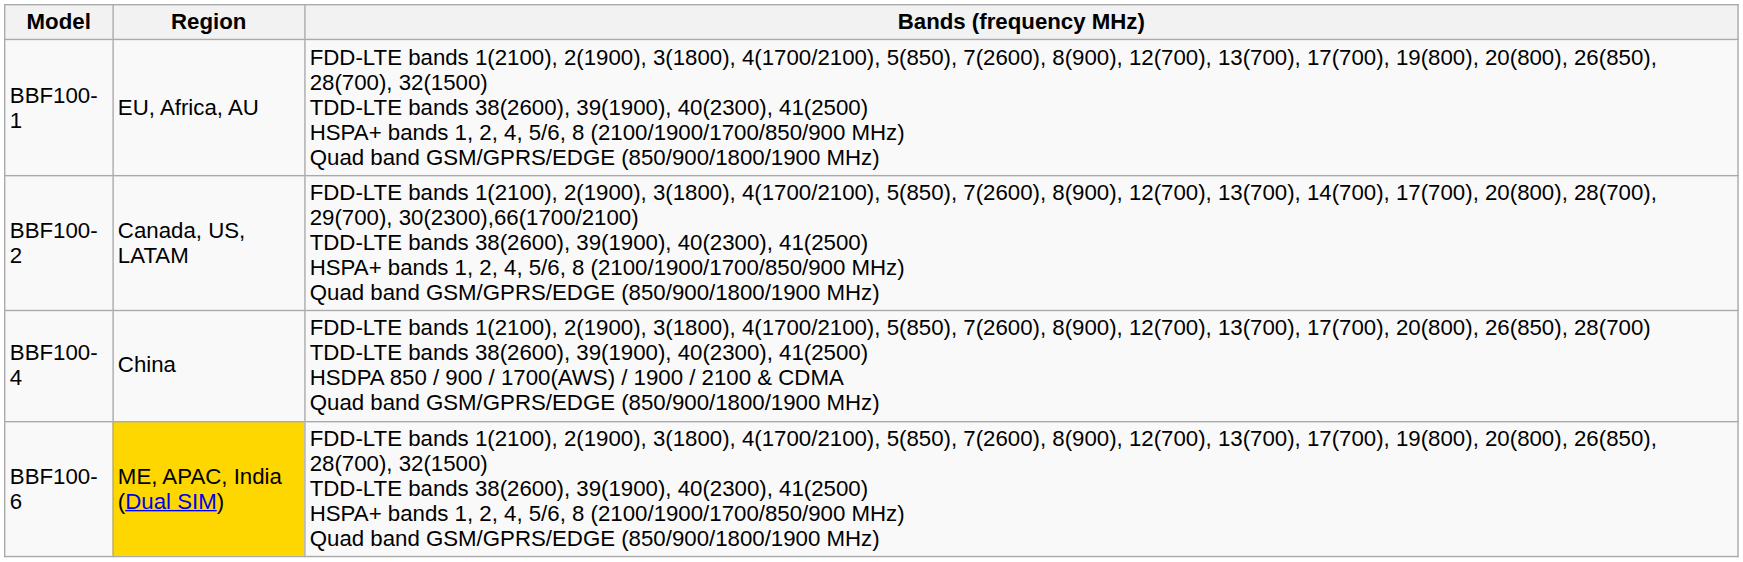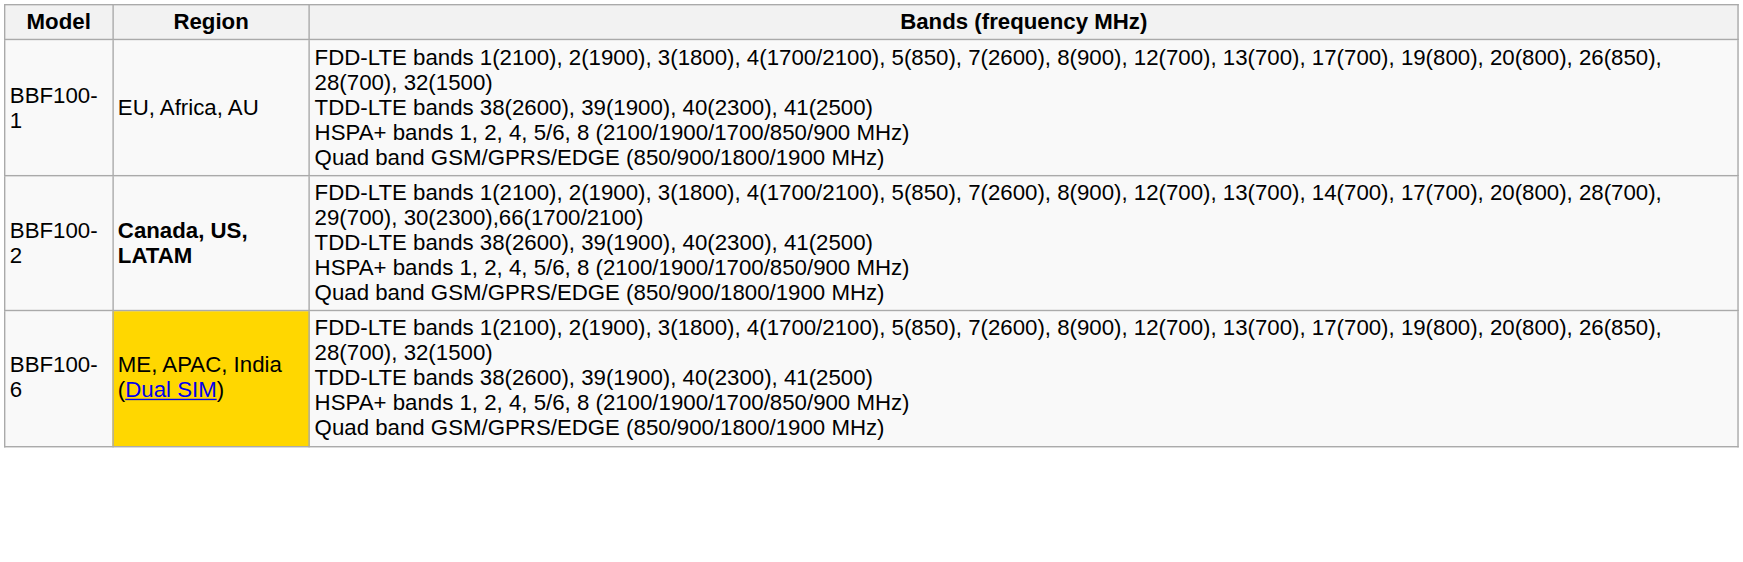(182, 242) normal -> (183, 242) bold
- row: (54, 365)
